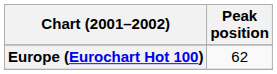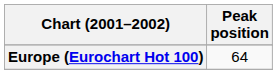(240, 57) 62 -> (240, 57) 64
